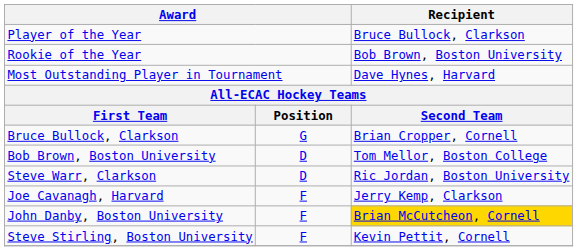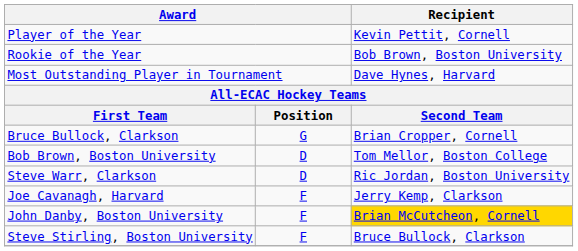(439, 35) Bruce Bullock, Clarkson -> (432, 35) Kevin Pettit, Cornell
(432, 236) Kevin Pettit, Cornell -> (439, 236) Bruce Bullock, Clarkson
